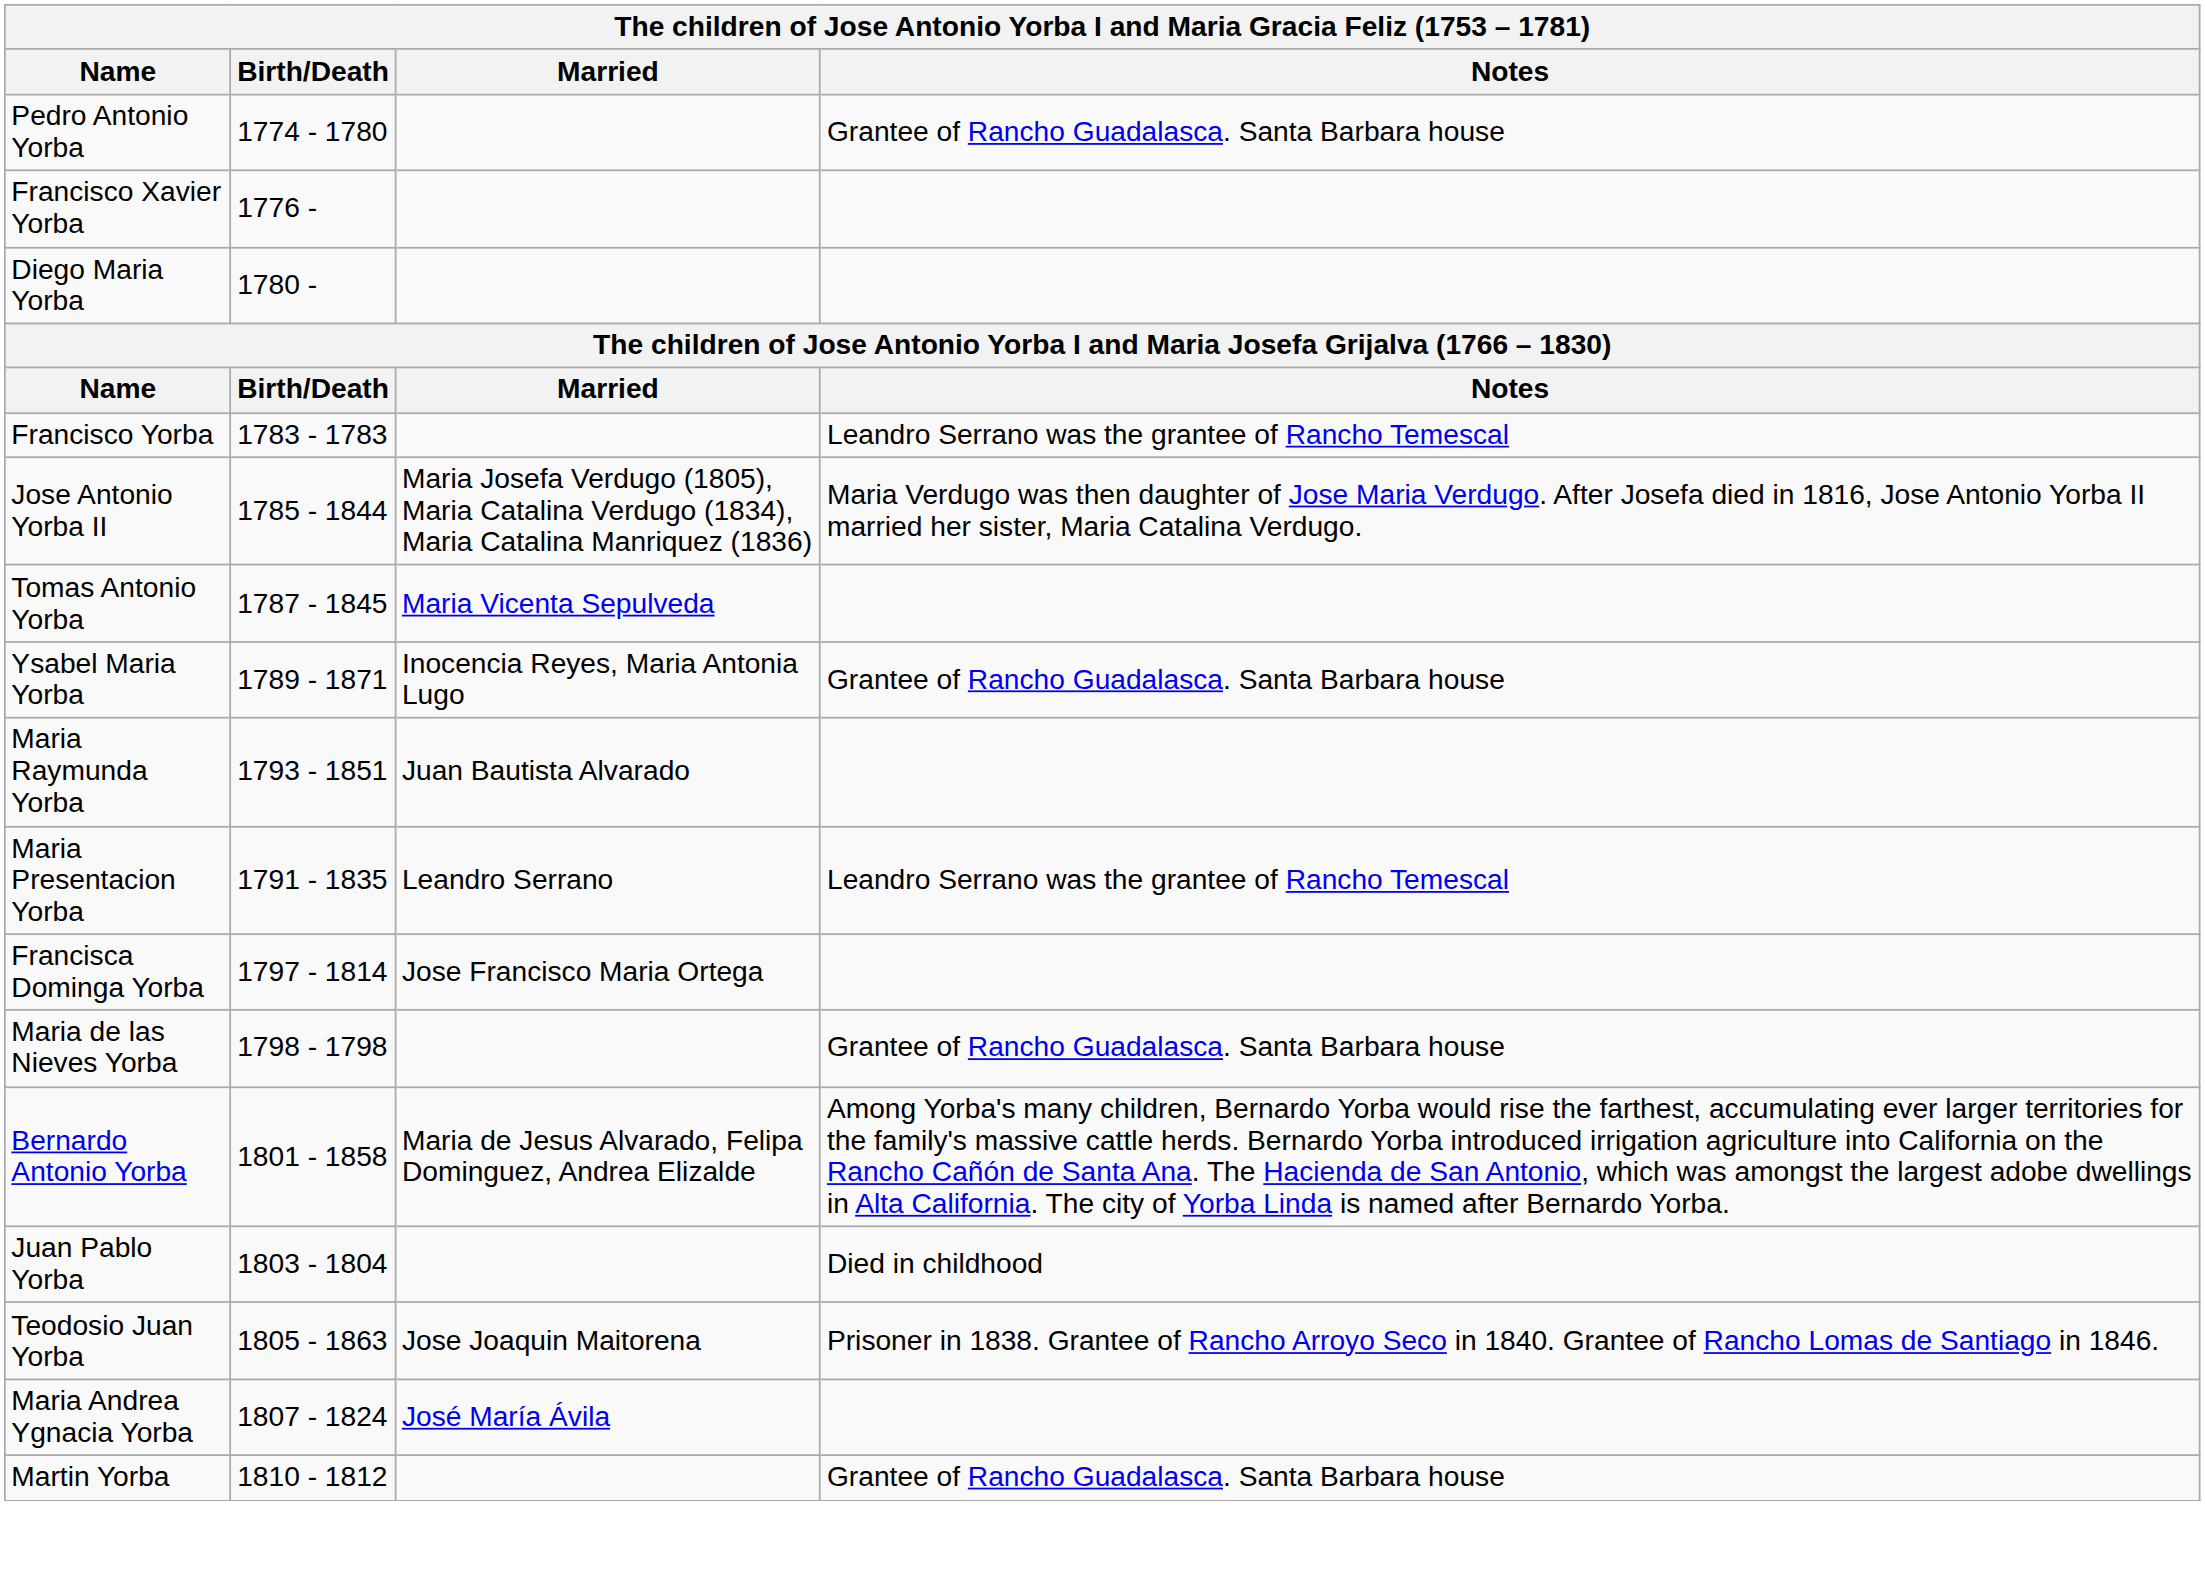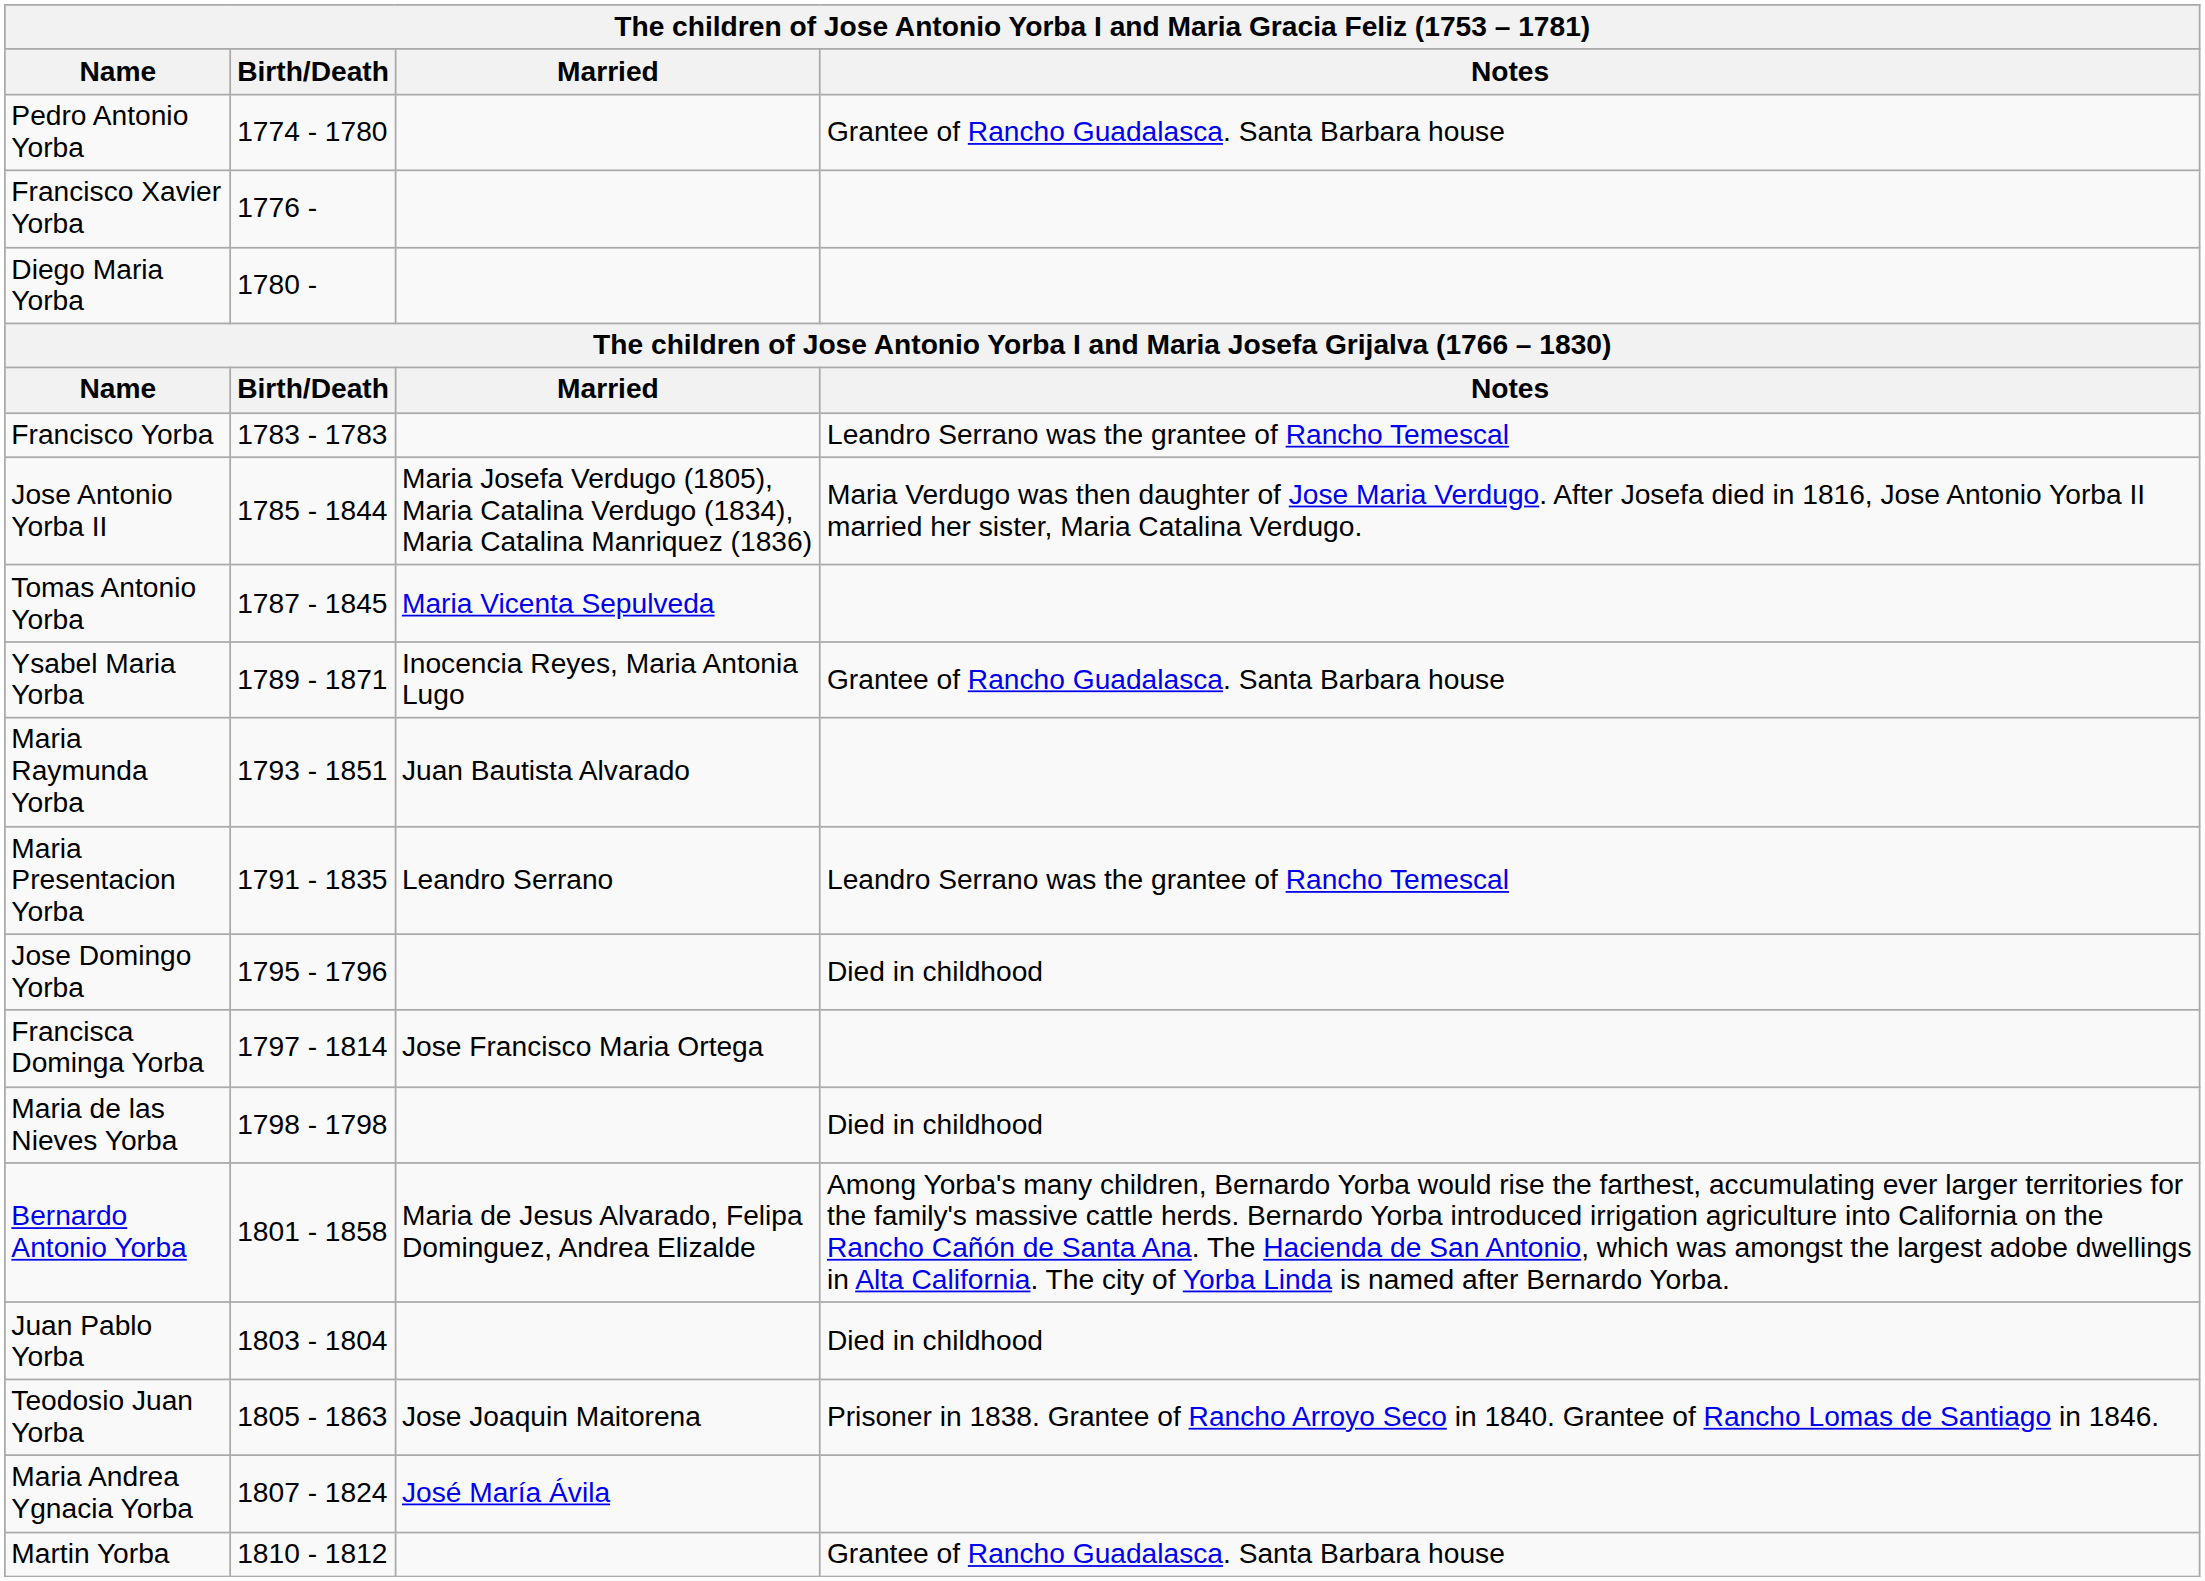+ row: (101, 971)
(1166, 1048) Grantee of Rancho Guadalasca. Santa Barbara house -> (935, 1124) Died in childhood
